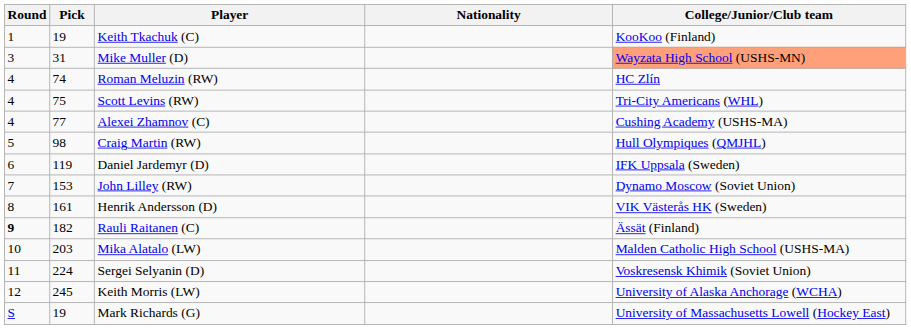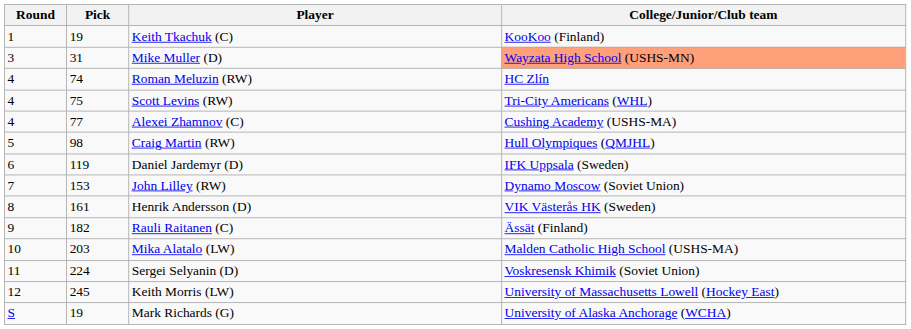- column: (489, 15)
(11, 228) bold -> (11, 228) normal
(729, 292) University of Alaska Anchorage (WCHA) -> (642, 292) University of Massachusetts Lowell (Hockey East)
(753, 313) University of Massachusetts Lowell (Hockey East) -> (618, 313) University of Alaska Anchorage (WCHA)
